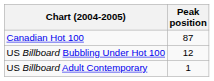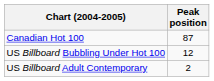(188, 68) 1 -> (188, 68) 2
